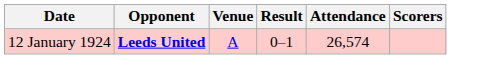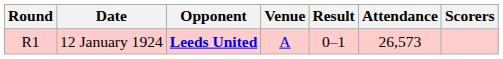+ column: (30, 16)
(348, 41) 26,574 -> (400, 41) 26,573
